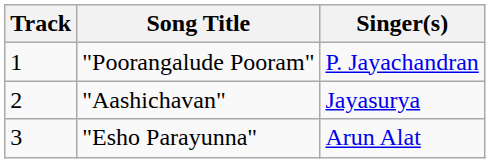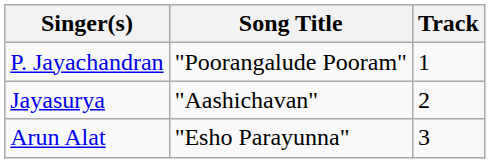columns swapped: (41, 23) <-> (402, 23)
